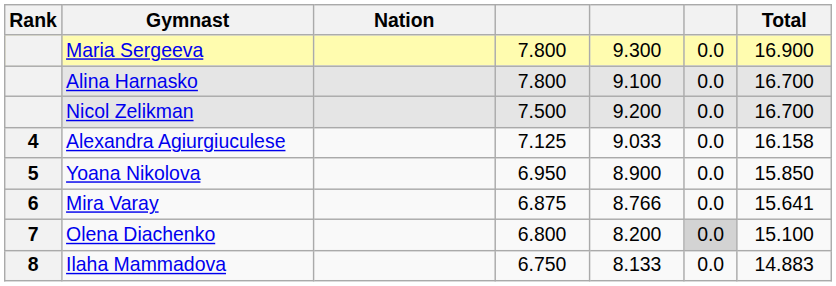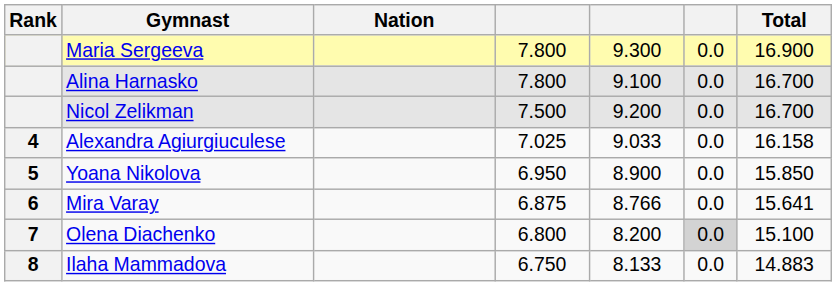(542, 142) 7.125 -> (542, 142) 7.025
